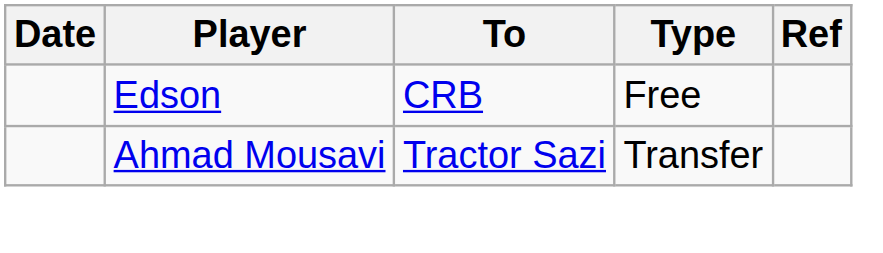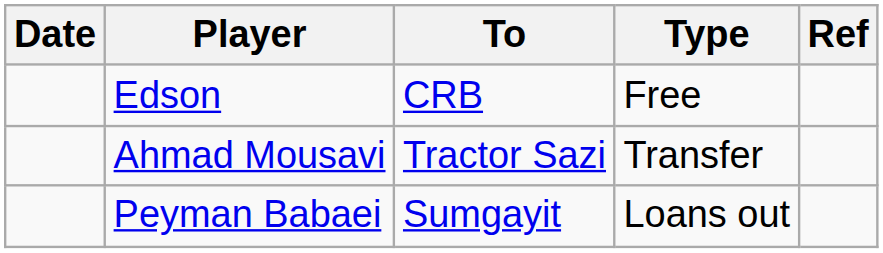+ row: (247, 214)
